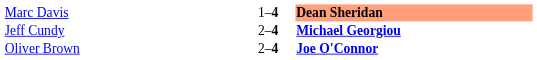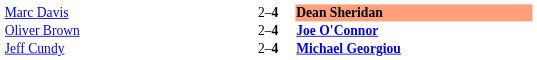(268, 12) 1–4 -> (268, 12) 2–4
rows swapped: (35, 30) <-> (42, 48)
